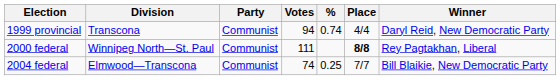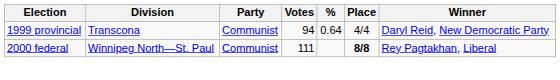(331, 30) 0.74 -> (331, 30) 0.64
- row: (38, 65)
